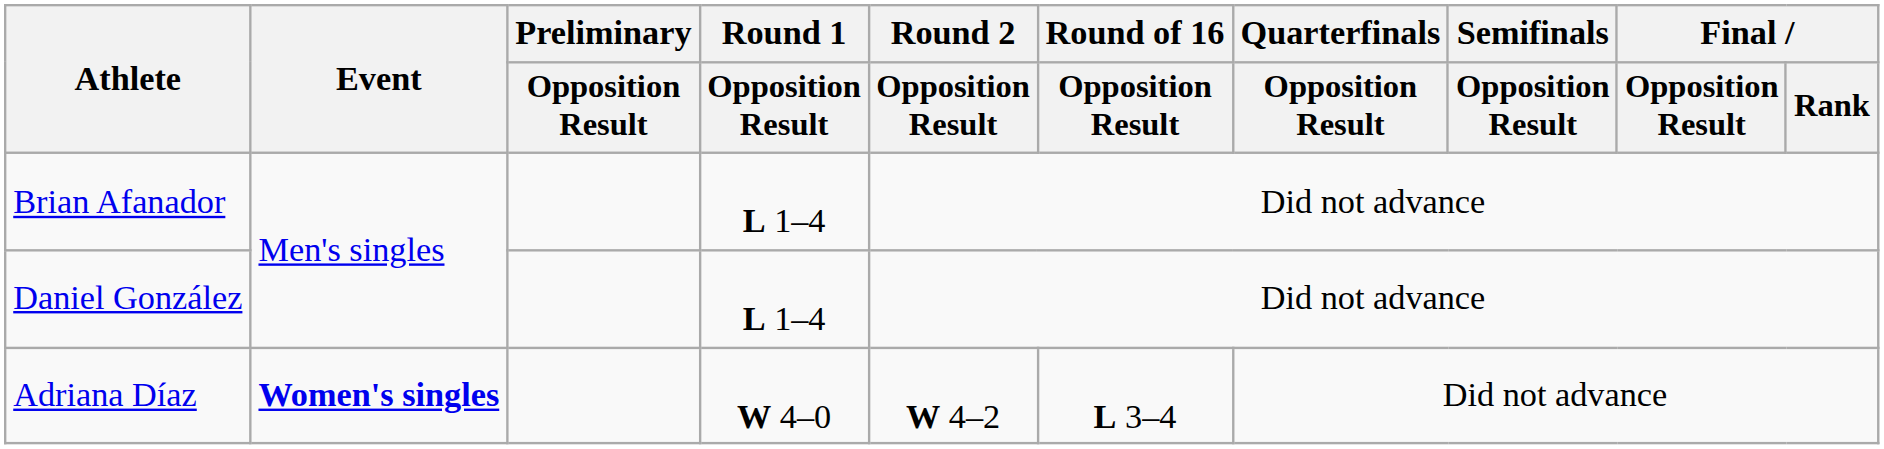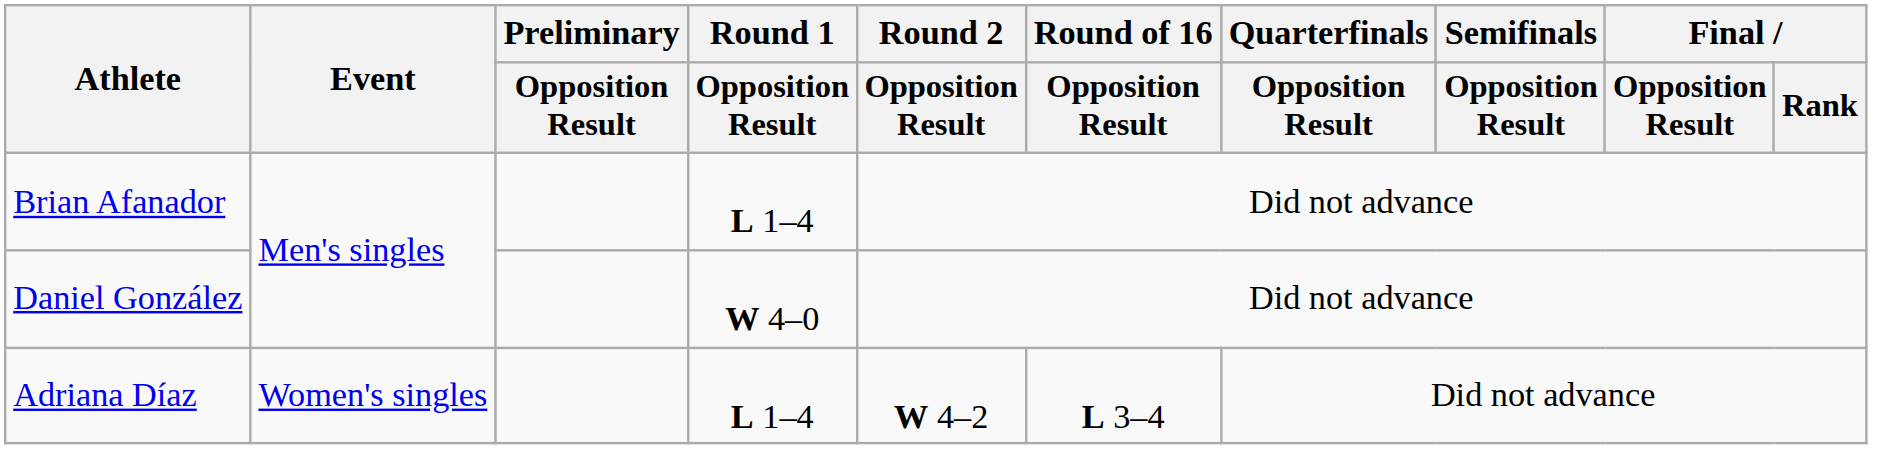(784, 318) L 1–4 -> (772, 318) W 4–0
(379, 395) bold -> (373, 395) normal
(784, 415) W 4–0 -> (772, 415) L 1–4
